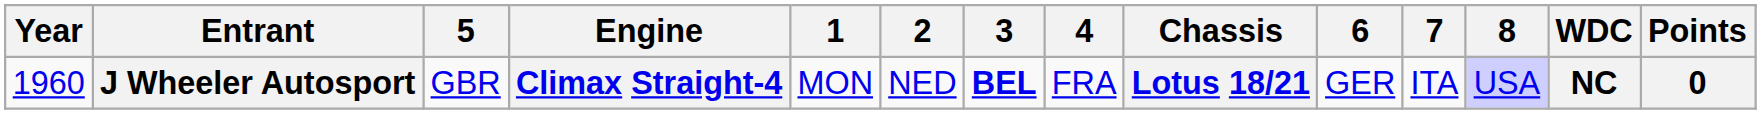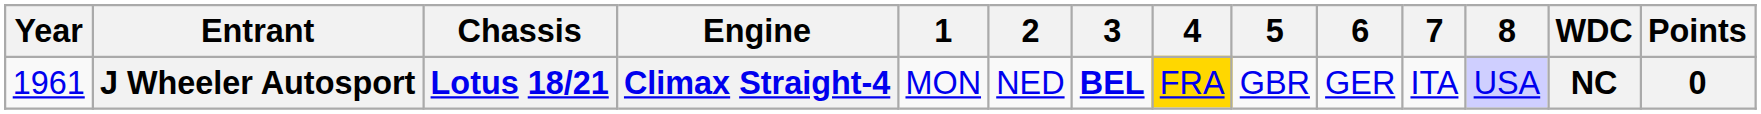columns swapped: (1221, 31) <-> (466, 31)
(49, 82) 1960 -> (49, 82) 1961
(1084, 82) no background -> (1192, 82) gold background
